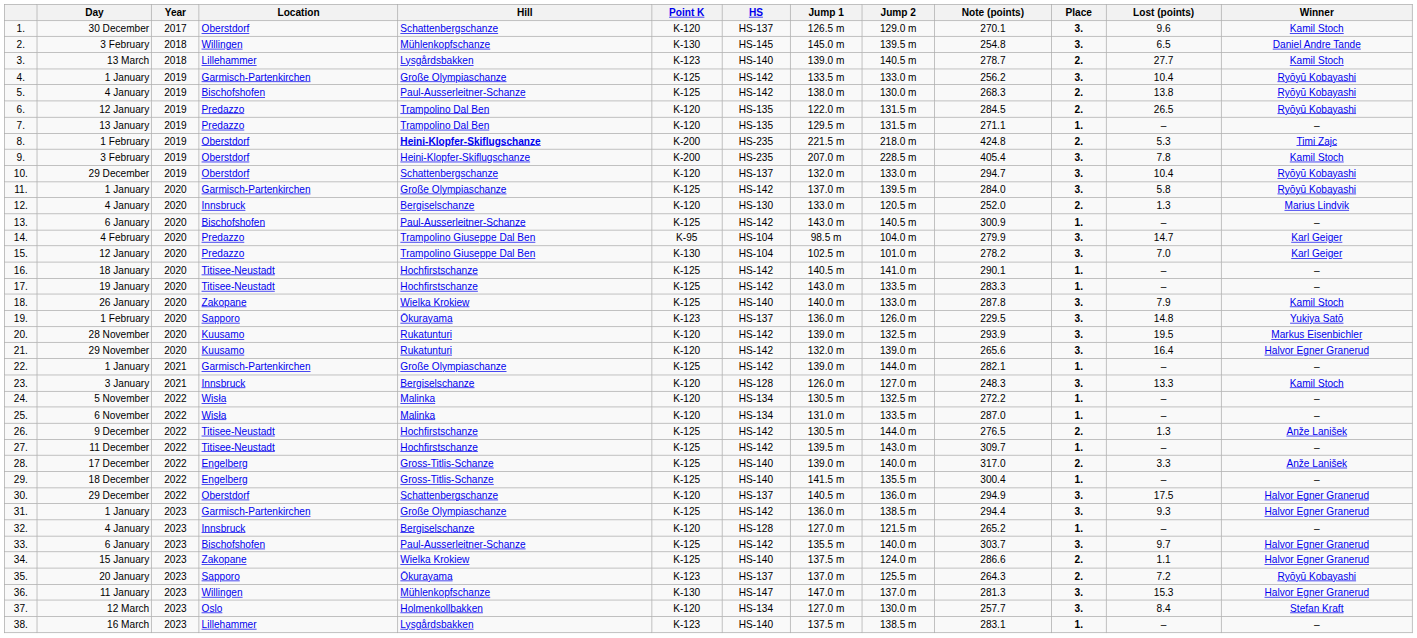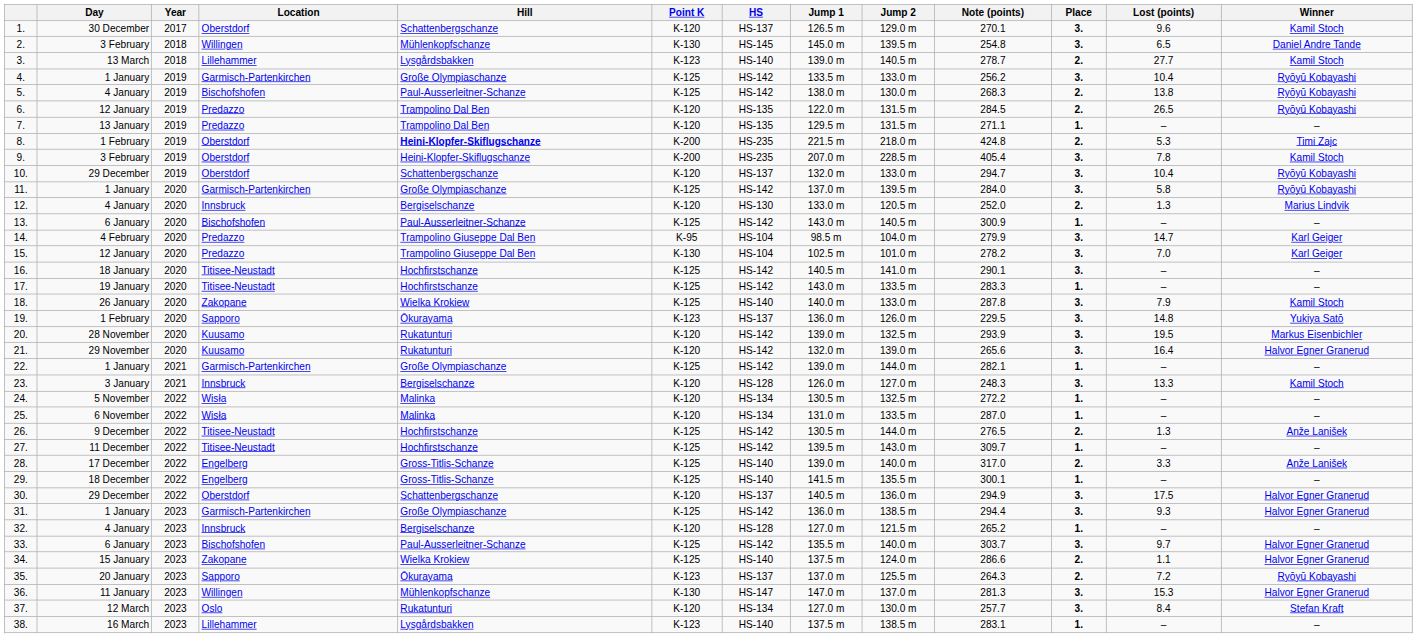(1079, 270) 1. -> (1079, 270) 3.
(993, 480) 300.4 -> (993, 480) 300.1
(442, 609) Holmenkollbakken -> (426, 609) Rukatunturi
